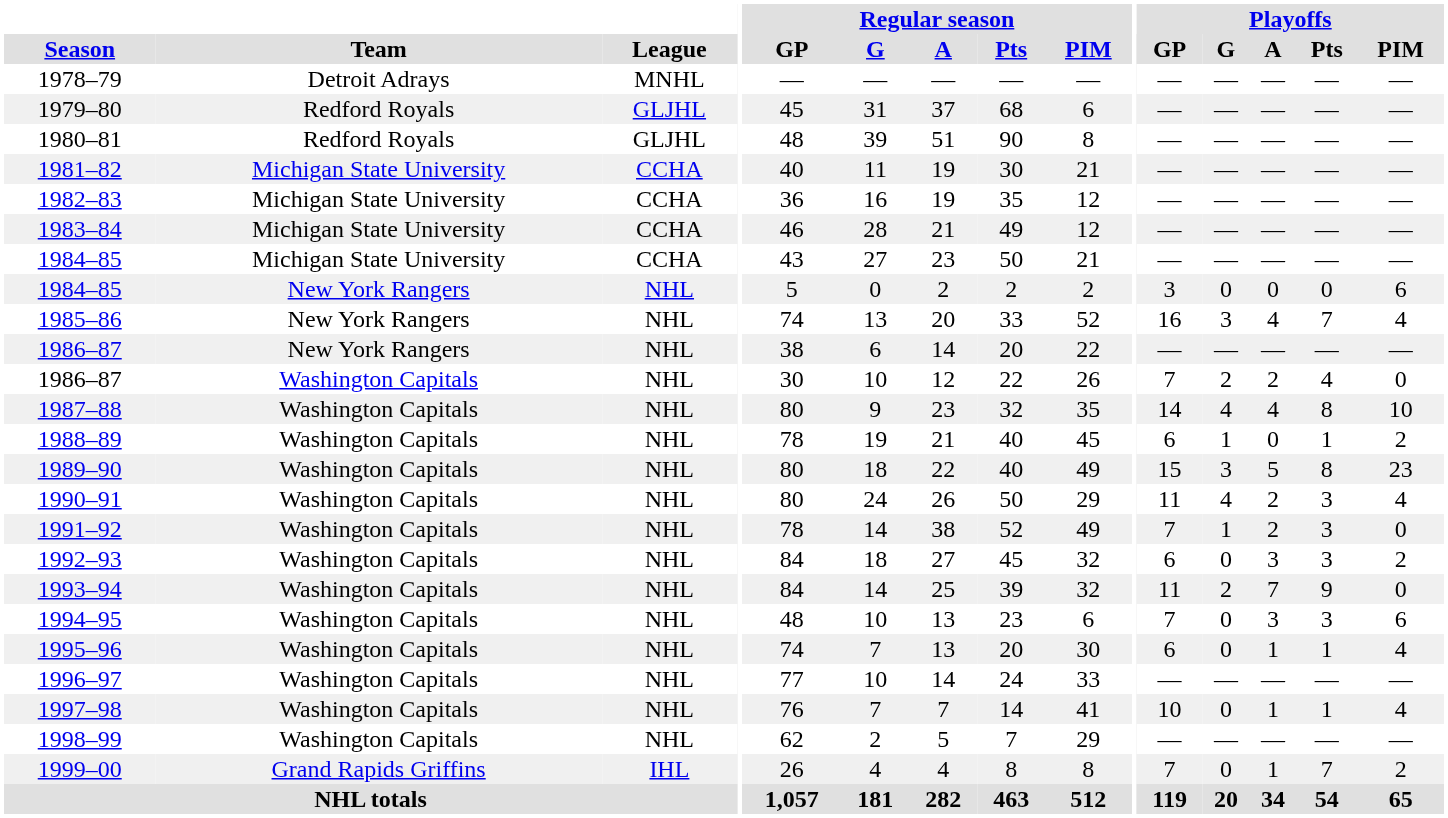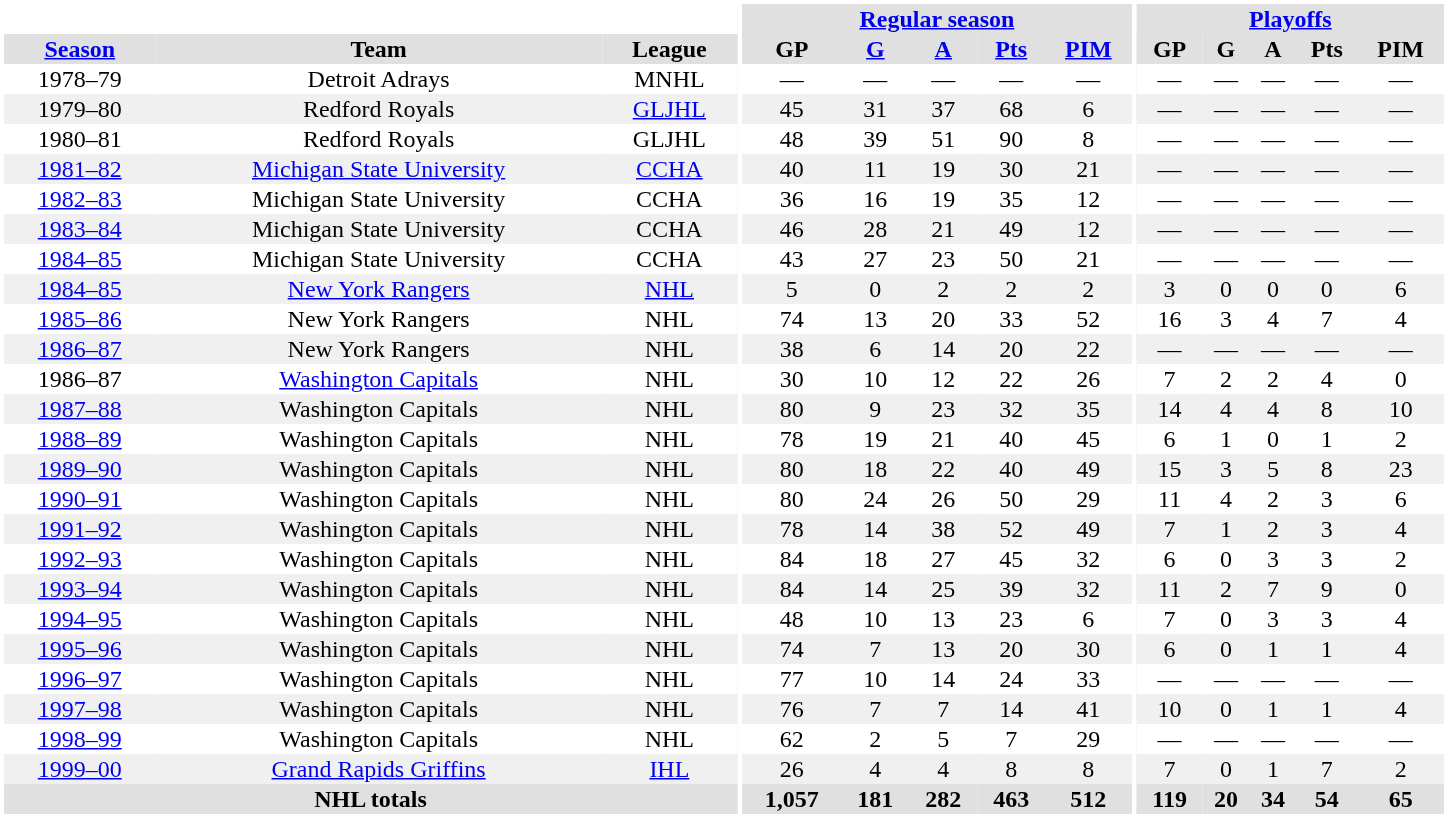(1401, 498) 4 -> (1401, 498) 6
(1401, 528) 0 -> (1401, 528) 4
(1401, 618) 6 -> (1401, 618) 4
